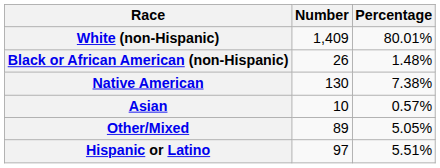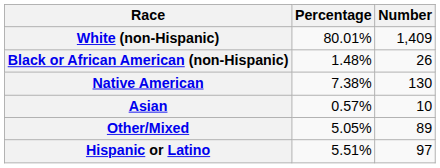columns swapped: (322, 15) <-> (394, 15)
